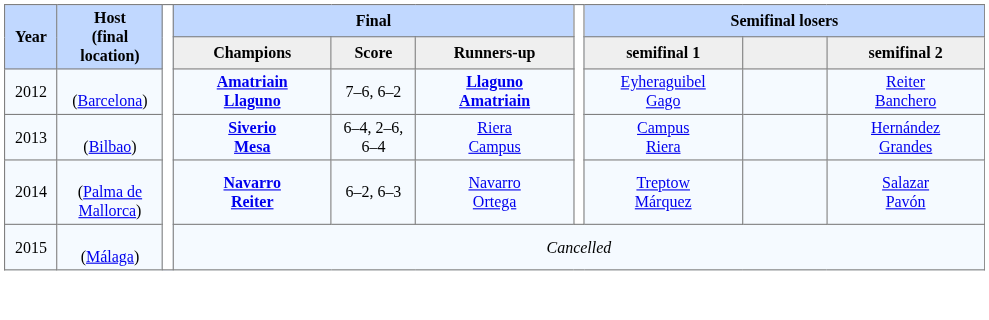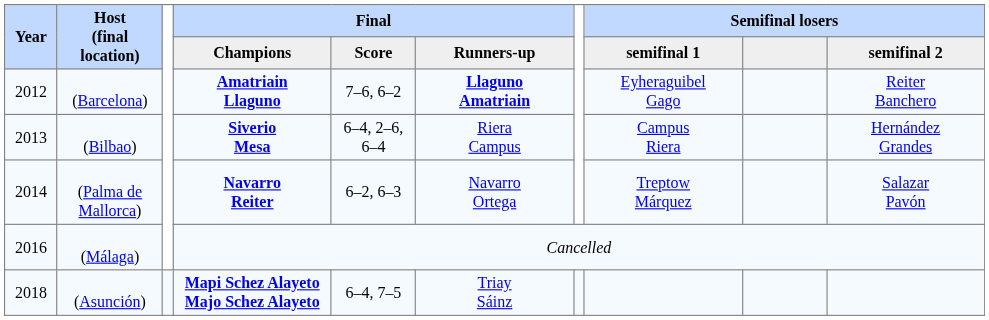(31, 247) 2015 -> (31, 247) 2016
+ row: (110, 301)
